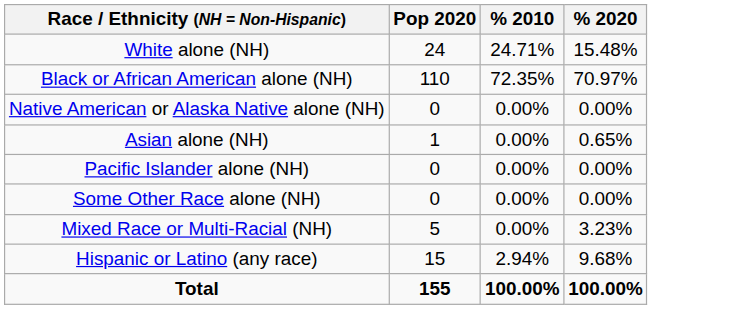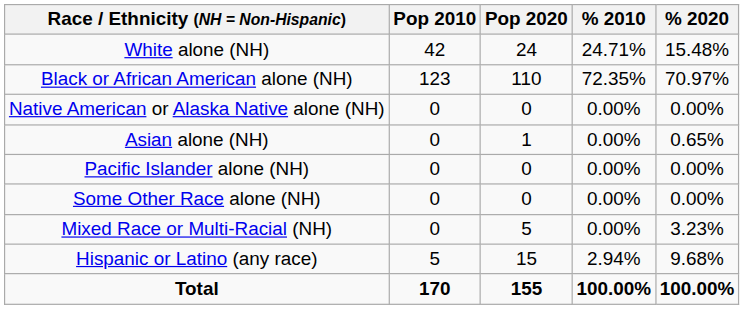+ column: (435, 19)
